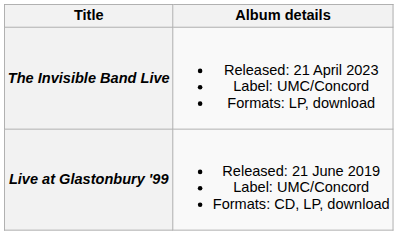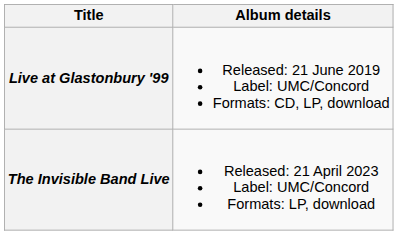rows swapped: (89, 179) <-> (89, 78)
